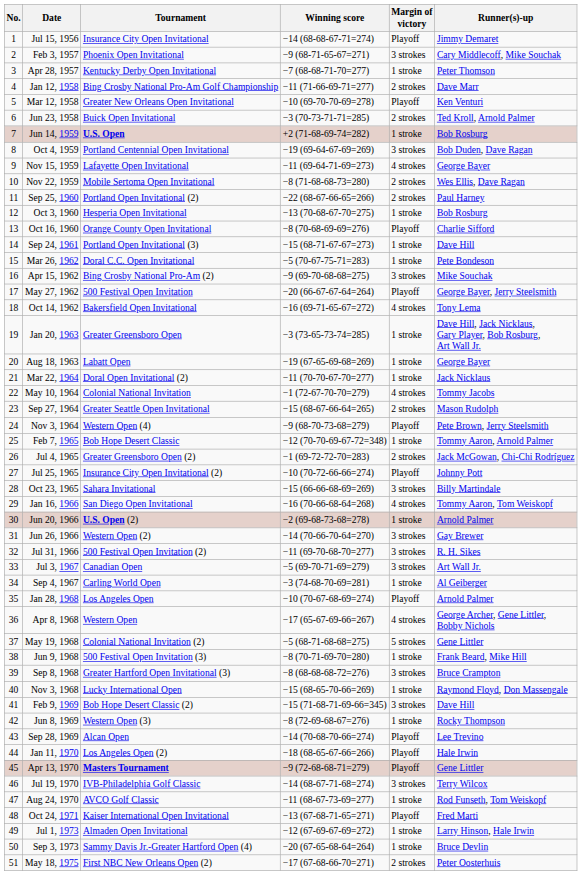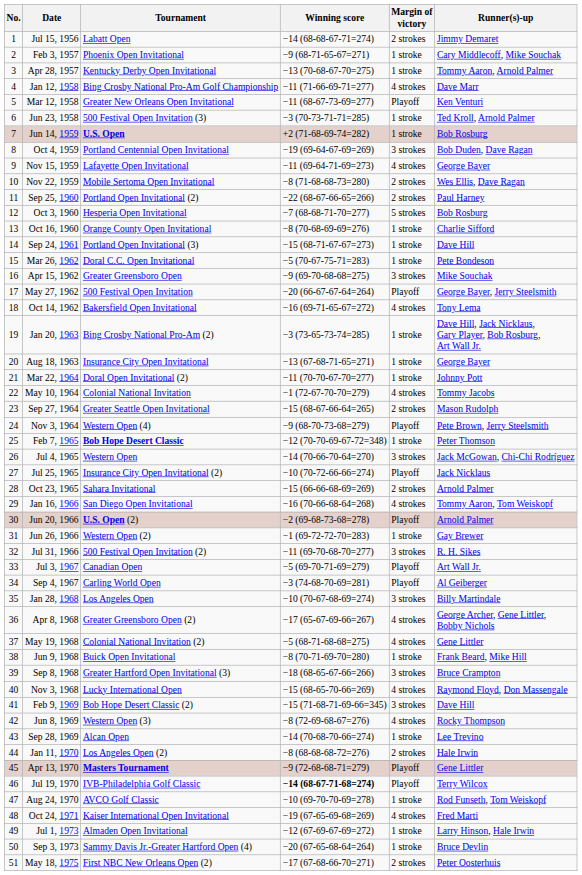(146, 39) Insurance City Open Invitational -> (107, 39) Labatt Open
(405, 39) Playoff -> (408, 39) 2 strokes
(408, 55) 3 strokes -> (407, 55) 1 stroke
(326, 71) −7 (68-68-71-70=277) -> (328, 71) −13 (70-68-67-70=275)
(466, 71) Peter Thomson -> (495, 71) Tommy Aaron, Arnold Palmer
(408, 87) 2 strokes -> (408, 87) 4 strokes
(328, 102) −10 (69-70-70-69=278) -> (328, 102) −11 (68-67-73-69=277)
(129, 118) Buick Open Invitational -> (145, 118) 500 Festival Open Invitation (3)
(408, 118) 2 strokes -> (407, 118) 1 stroke
(328, 213) −13 (70-68-67-70=275) -> (326, 213) −7 (68-68-71-70=277)
(407, 213) 1 stroke -> (408, 213) 5 strokes
(405, 229) Playoff -> (407, 229) 1 stroke
(148, 276) Bing Crosby National Pro-Am (2) -> (132, 276) Greater Greensboro Open
(132, 335) Greater Greensboro Open -> (148, 335) Bing Crosby National Pro-Am (2)
(107, 362) Labatt Open -> (146, 362) Insurance City Open Invitational
(328, 362) −19 (67-65-69-68=269) -> (328, 362) −13 (67-68-71-65=271)
(464, 378) Jack Nicklaus -> (460, 378) Johnny Pott
(131, 441) normal -> (133, 441) bold
(495, 441) Tommy Aaron, Arnold Palmer -> (466, 441) Peter Thomson
(139, 457) Greater Greensboro Open (2) -> (110, 457) Western Open
(326, 457) −1 (69-72-72-70=283) -> (328, 457) −14 (70-66-70-64=270)
(408, 457) 2 strokes -> (408, 457) 3 strokes
(460, 472) Johnny Pott -> (464, 472) Jack Nicklaus
(408, 488) 3 strokes -> (408, 488) 2 strokes
(469, 488) Billy Martindale -> (465, 488) Arnold Palmer
(407, 520) 1 stroke -> (405, 520) Playoff
(328, 536) −14 (70-66-70-64=270) -> (326, 536) −1 (69-72-72-70=283)
(408, 536) 3 strokes -> (407, 536) 1 stroke
(408, 567) 3 strokes -> (405, 567) Playoff
(407, 583) 1 stroke -> (405, 583) Playoff
(405, 599) Playoff -> (408, 599) 3 strokes
(465, 599) Arnold Palmer -> (469, 599) Billy Martindale
(110, 620) Western Open -> (139, 620) Greater Greensboro Open (2)
(408, 642) 5 strokes -> (408, 642) 4 strokes
(145, 657) 500 Festival Open Invitation (3) -> (129, 657) Buick Open Invitational
(326, 673) −8 (68-68-68-72=276) -> (328, 673) −18 (68-65-67-66=266)
(407, 689) 1 stroke -> (408, 689) 4 strokes
(407, 721) 1 stroke -> (408, 721) 4 strokes
(405, 736) Playoff -> (407, 736) 1 stroke
(328, 752) −18 (68-65-67-66=266) -> (326, 752) −8 (68-68-68-72=276)
(405, 752) Playoff -> (408, 752) 2 strokes
(328, 784) normal -> (328, 784) bold
(408, 784) 3 strokes -> (405, 784) Playoff
(328, 800) −11 (68-67-73-69=277) -> (328, 800) −10 (69-70-70-69=278)
(328, 815) −13 (67-68-71-65=271) -> (328, 815) −19 (67-65-69-68=269)
(405, 815) Playoff -> (408, 815) 4 strokes
